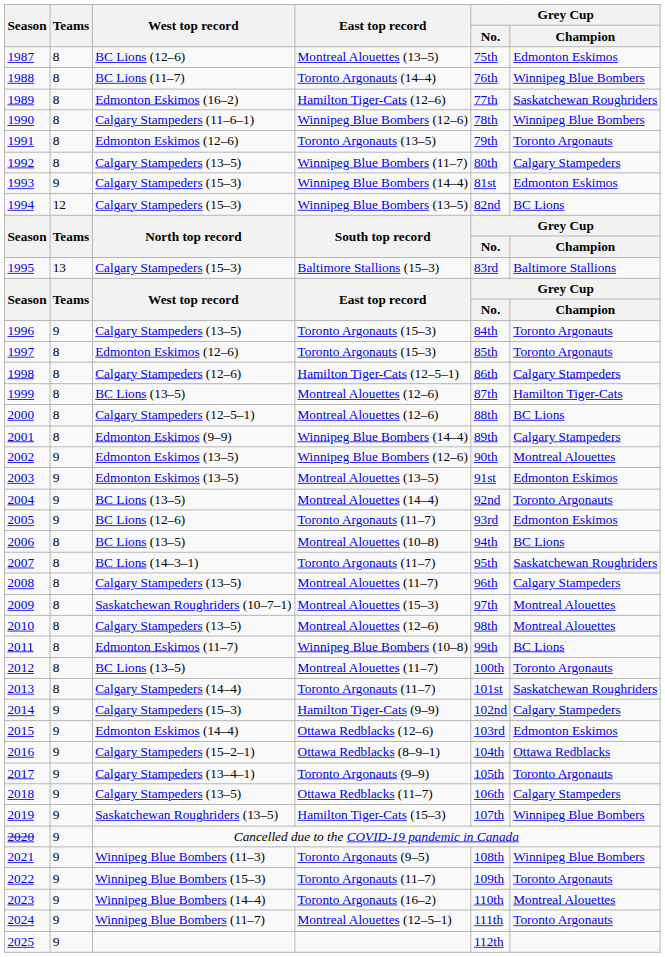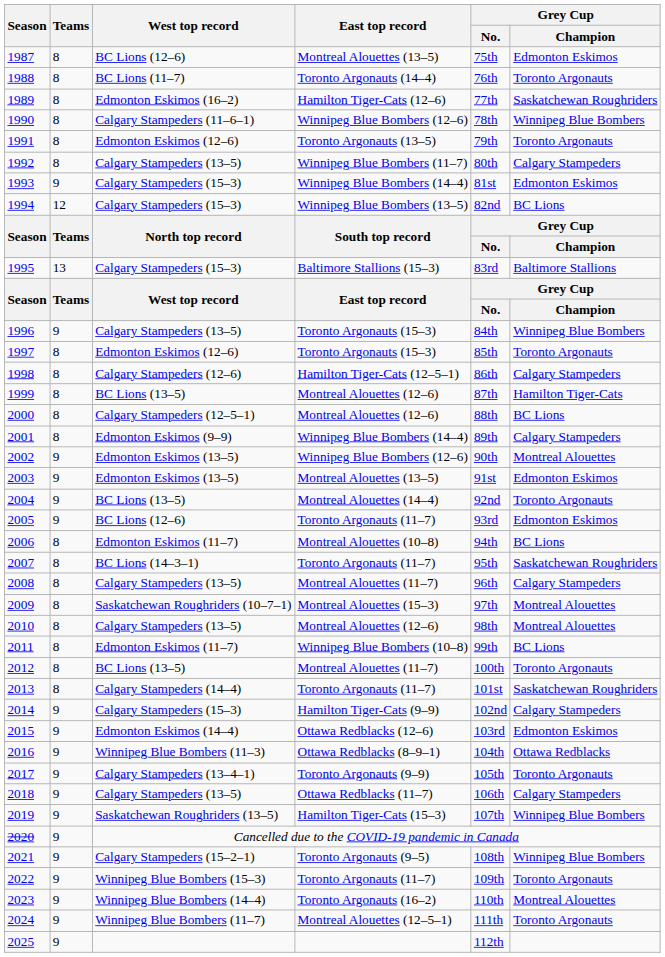(579, 78) Winnipeg Blue Bombers -> (563, 78) Toronto Argonauts
(563, 330) Toronto Argonauts -> (579, 330) Winnipeg Blue Bombers
(140, 541) BC Lions (13–5) -> (167, 541) Edmonton Eskimos (11–7)
(175, 752) Calgary Stampeders (15–2–1) -> (180, 752) Winnipeg Blue Bombers (11–3)
(180, 857) Winnipeg Blue Bombers (11–3) -> (175, 857) Calgary Stampeders (15–2–1)
